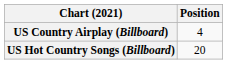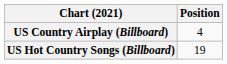(200, 50) 20 -> (200, 50) 19
